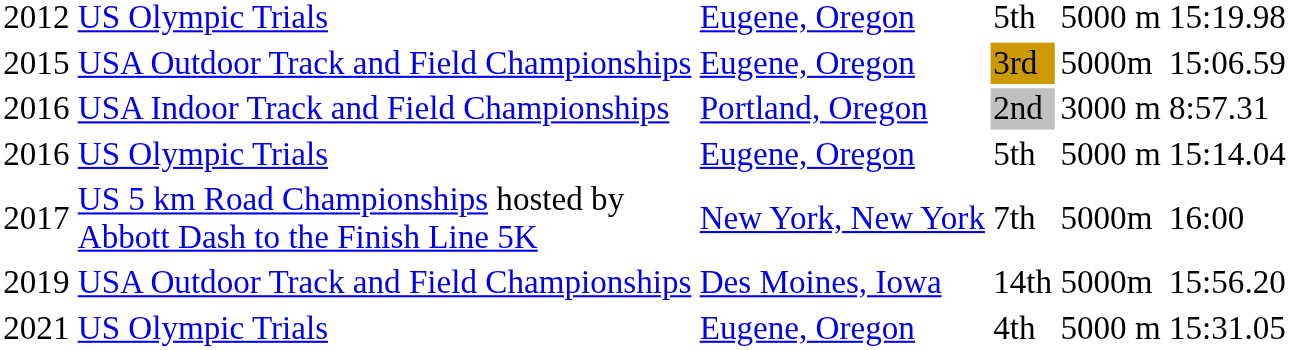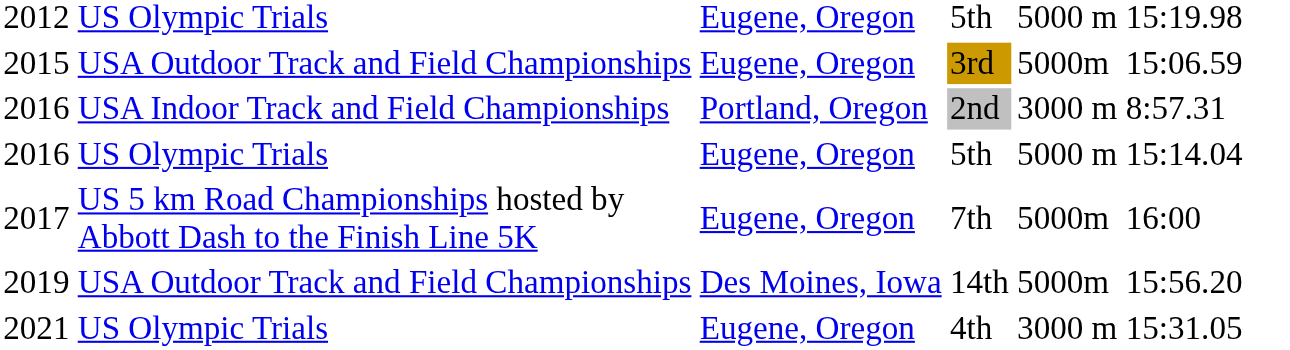(842, 218) New York, New York -> (807, 218) Eugene, Oregon
(1111, 327) 5000 m -> (1067, 327) 3000 m
